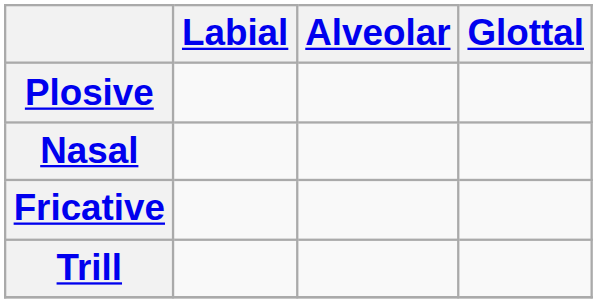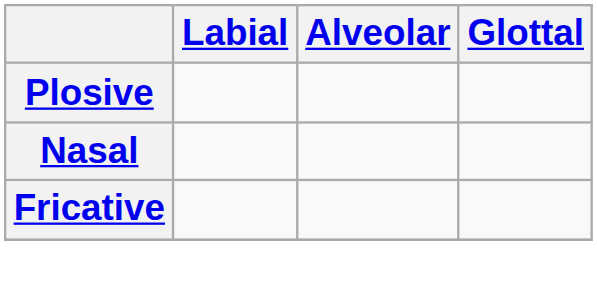- row: (89, 267)
